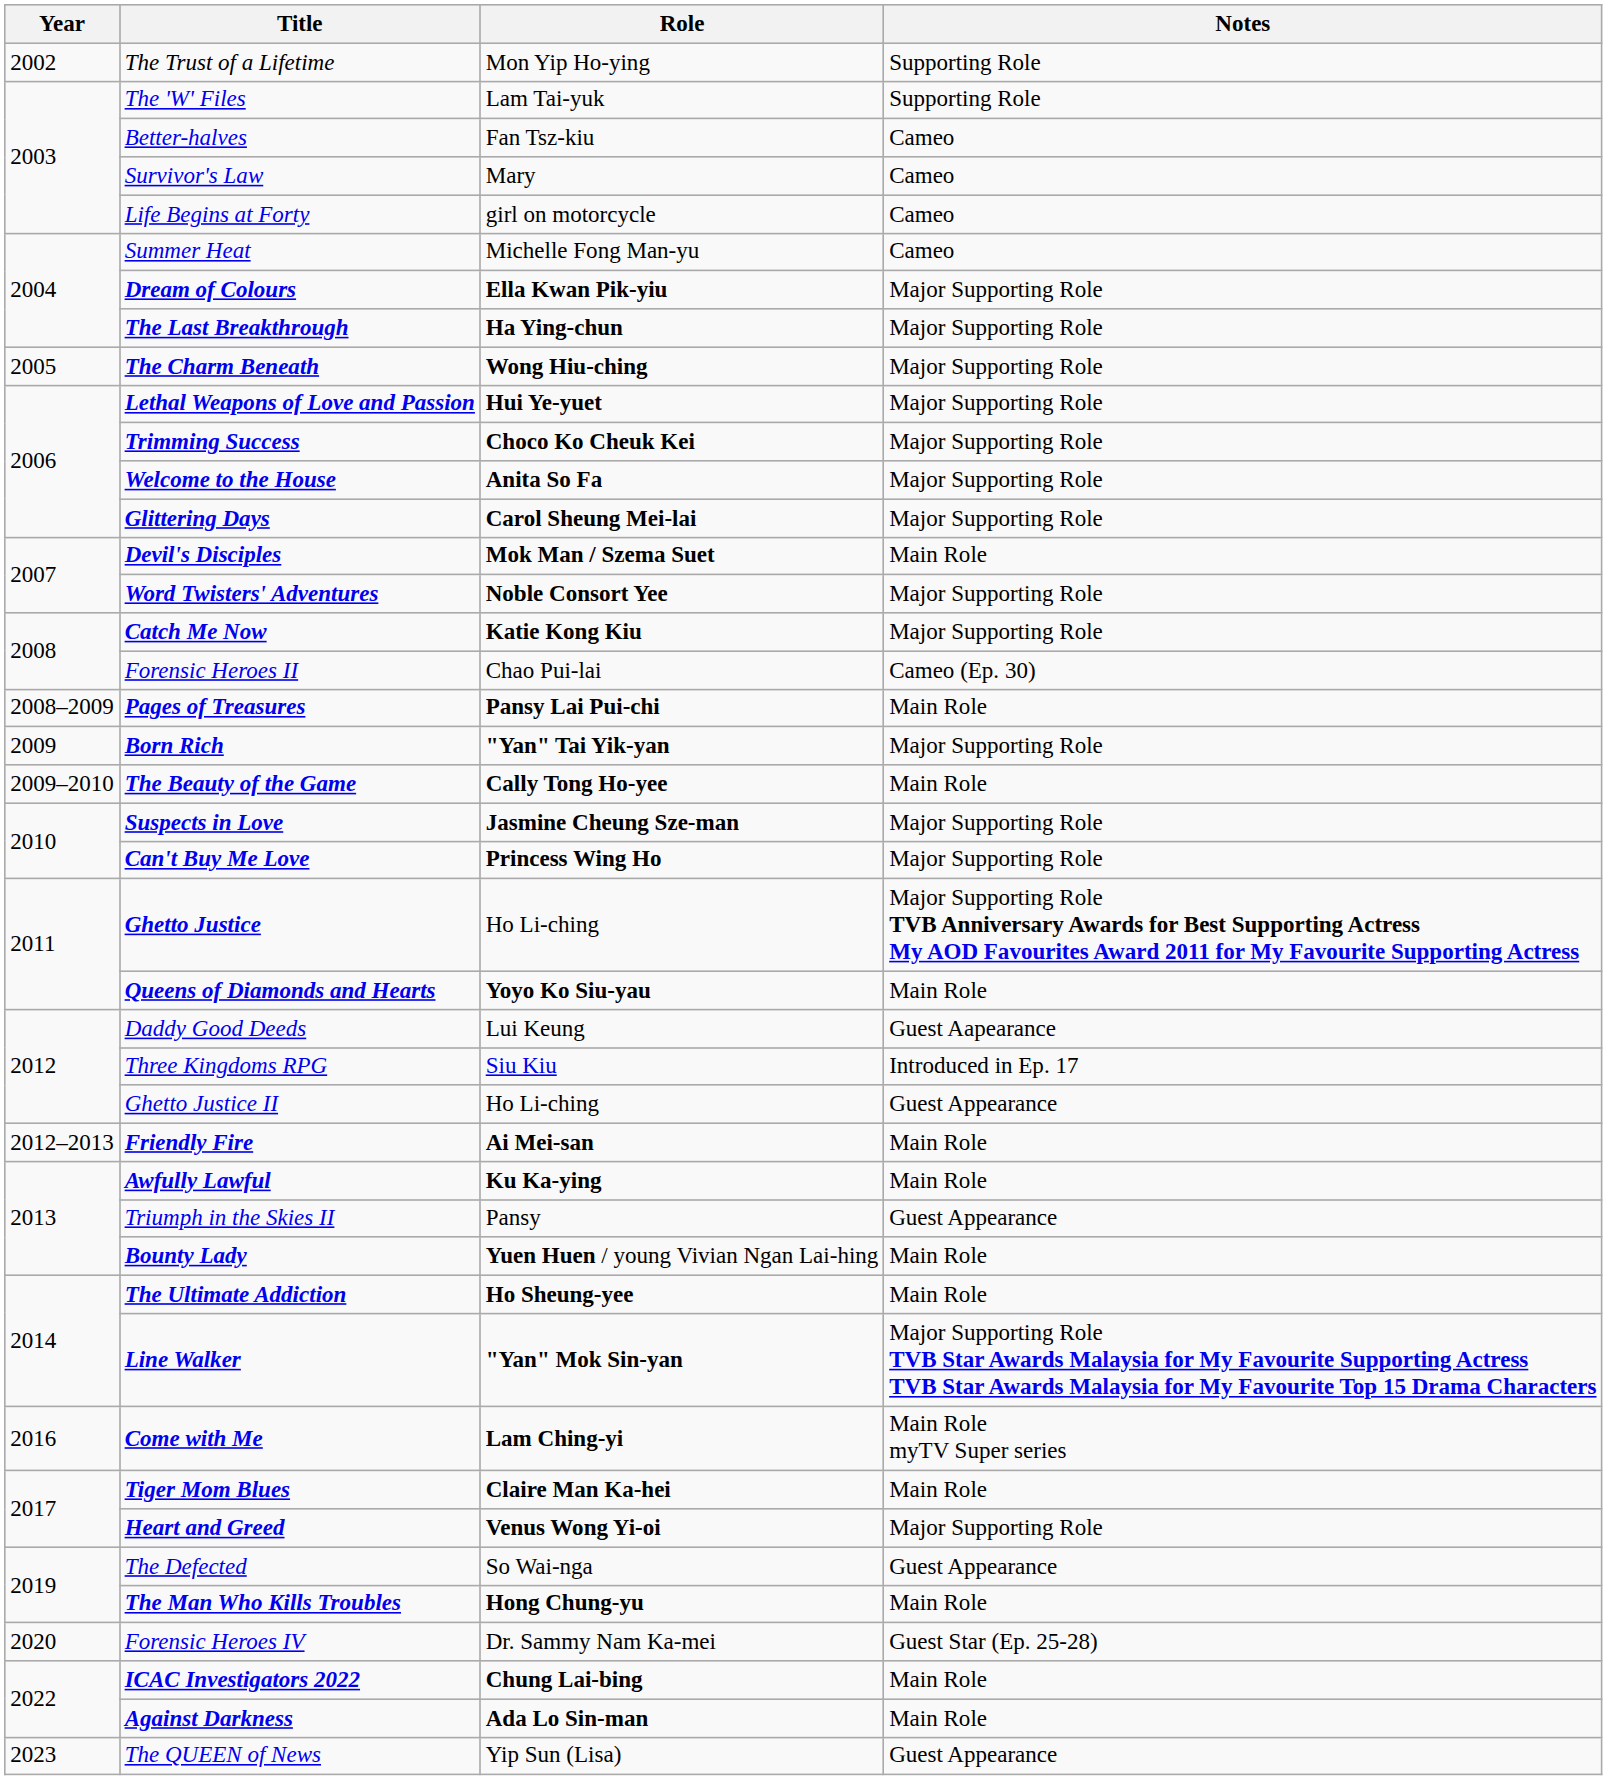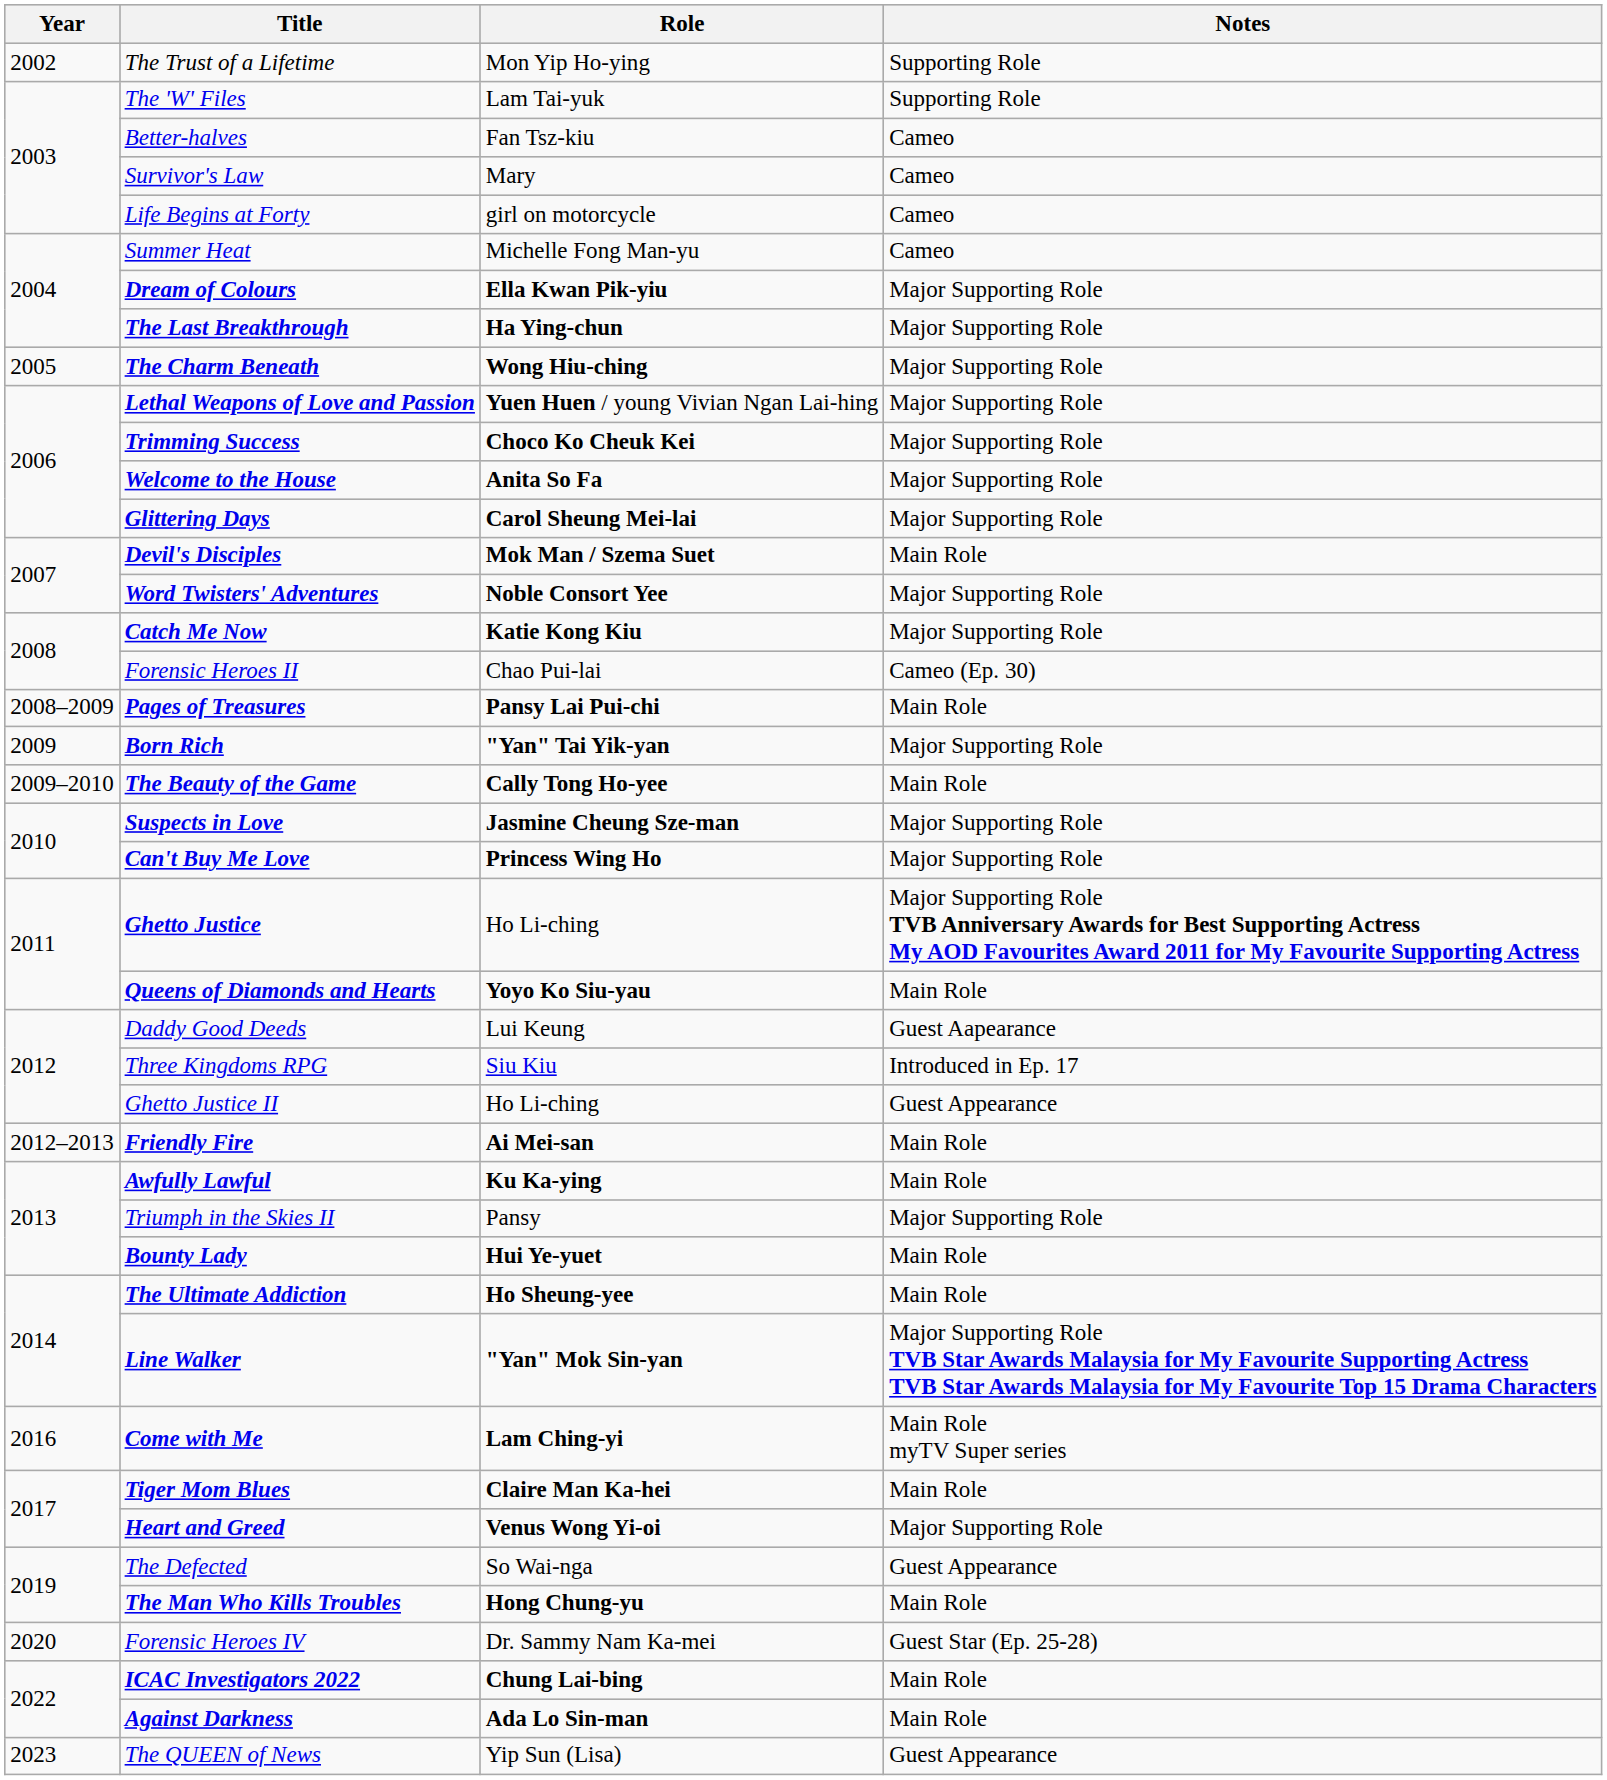(544, 403) Hui Ye-yuet -> (682, 403) Yuen Huen / young Vivian Ngan Lai-hing
(973, 1218) Guest Appearance -> (996, 1218) Major Supporting Role
(682, 1256) Yuen Huen / young Vivian Ngan Lai-hing -> (544, 1256) Hui Ye-yuet
